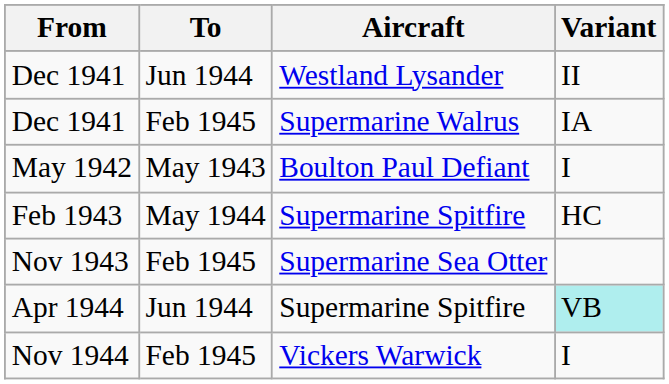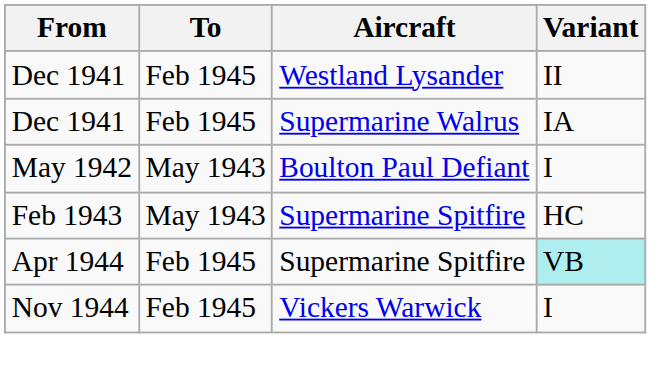(199, 74) Jun 1944 -> (201, 74) Feb 1945
(206, 214) May 1944 -> (206, 214) May 1943
- row: (70, 261)
(199, 307) Jun 1944 -> (201, 261) Feb 1945
